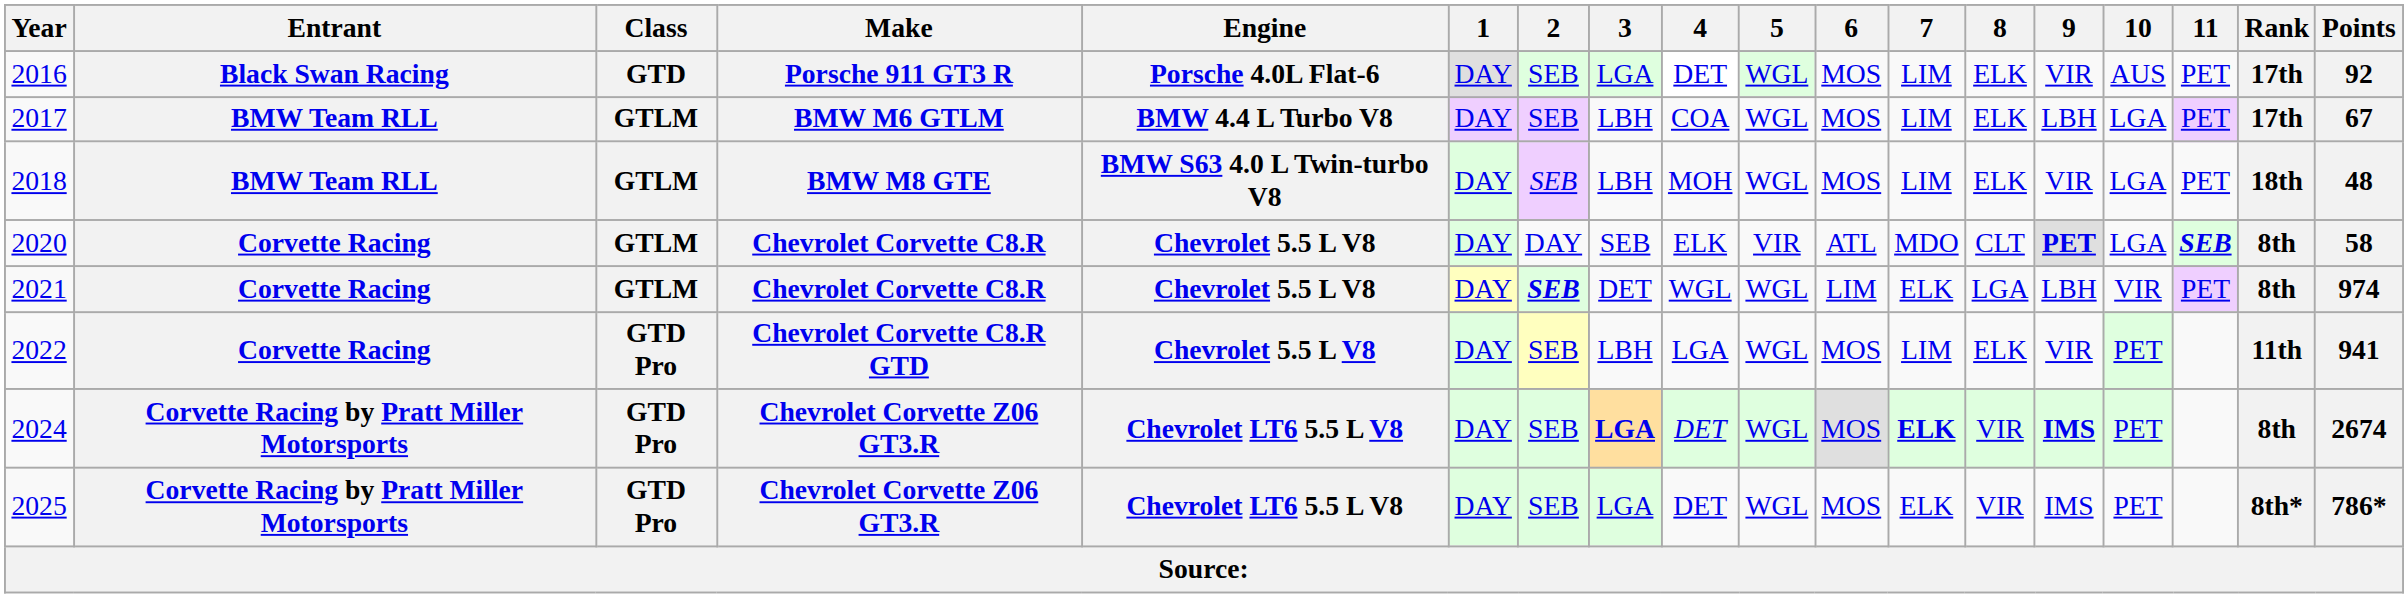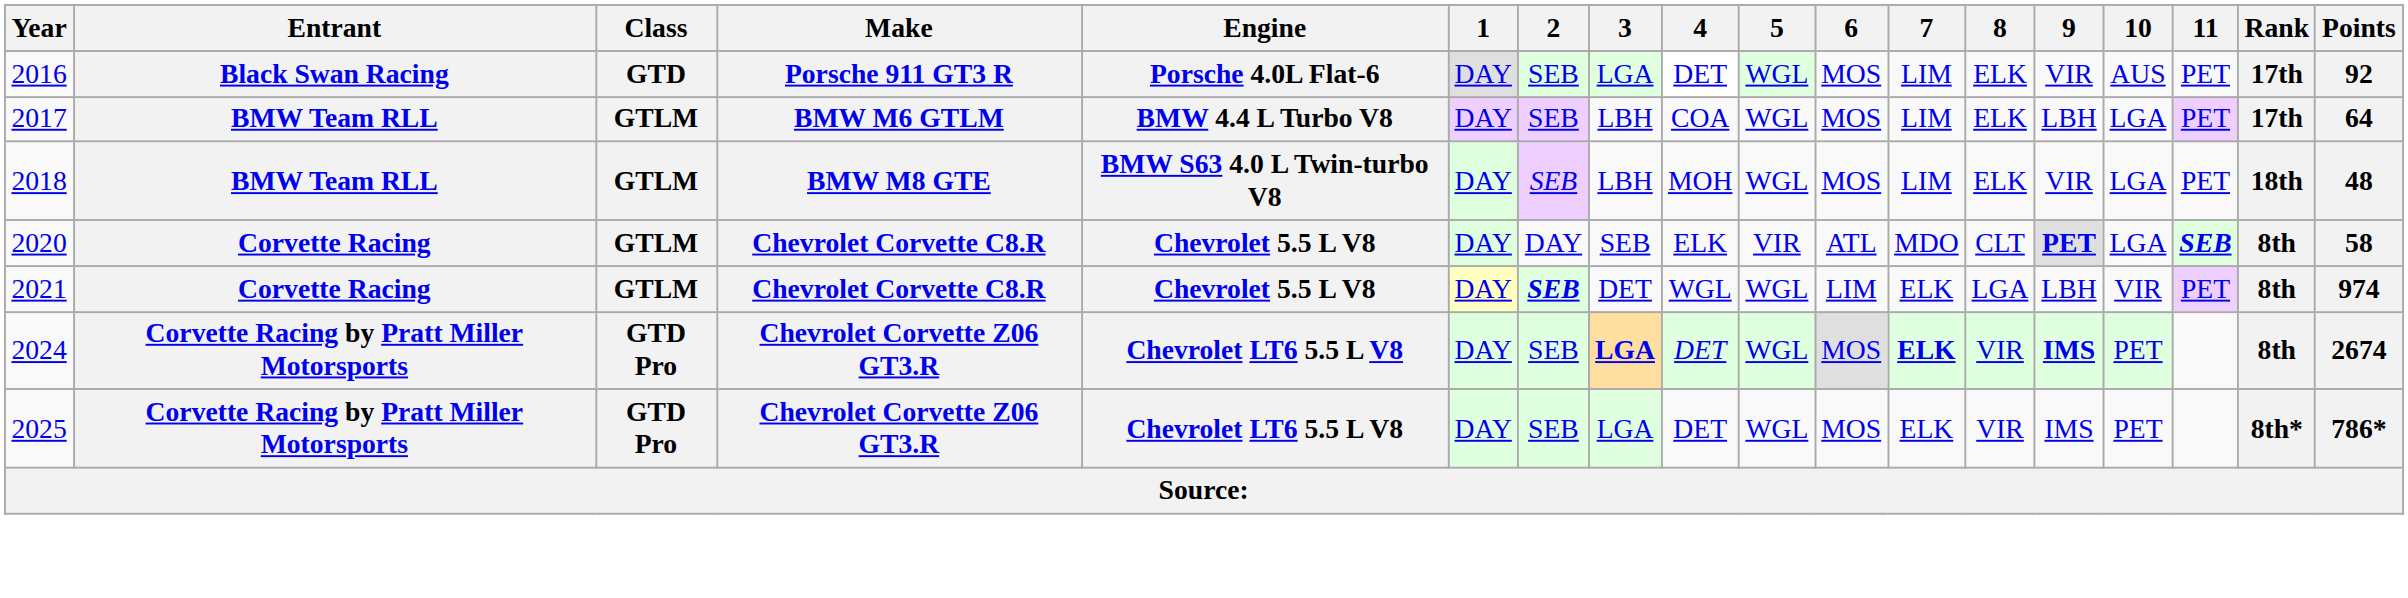(2359, 118) 67 -> (2359, 118) 64
- row: (39, 350)
